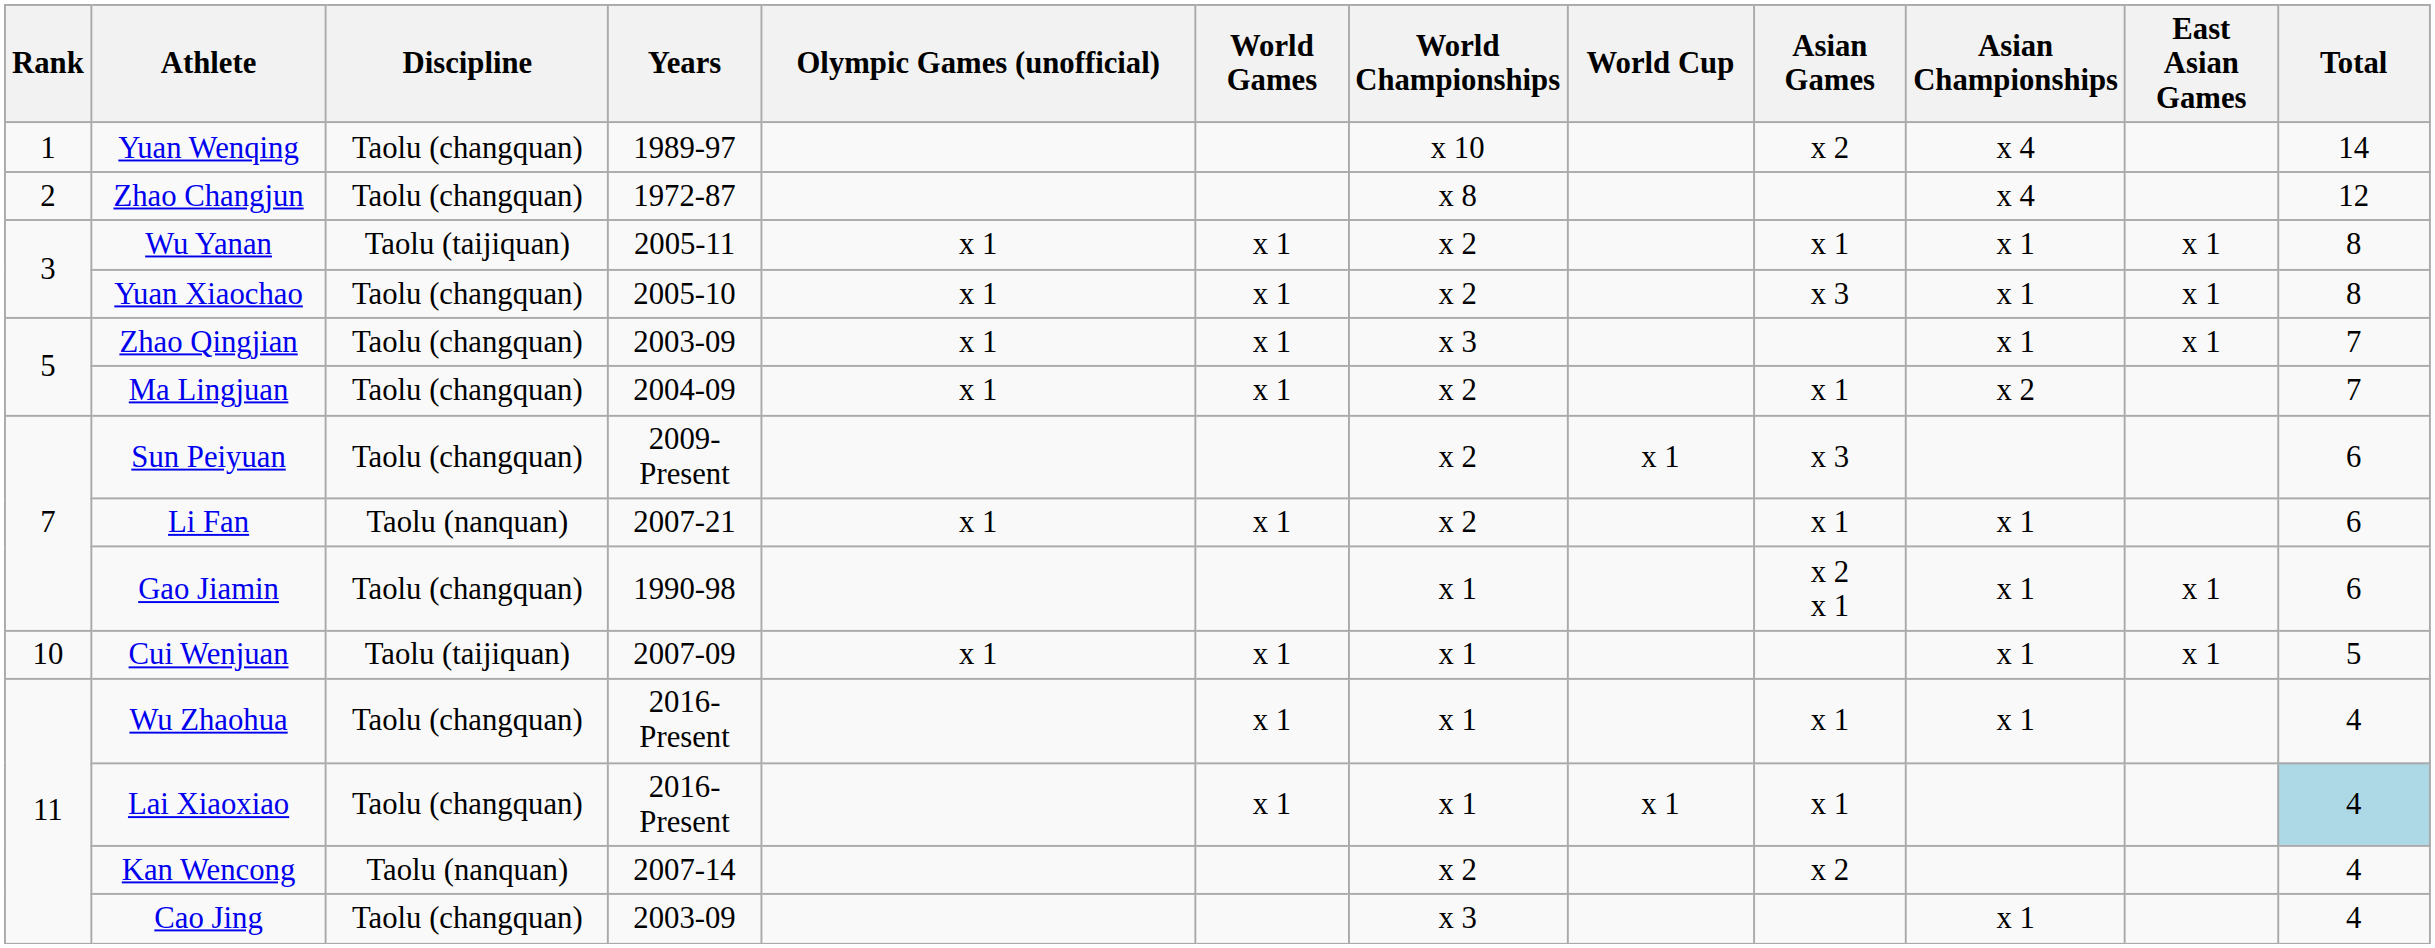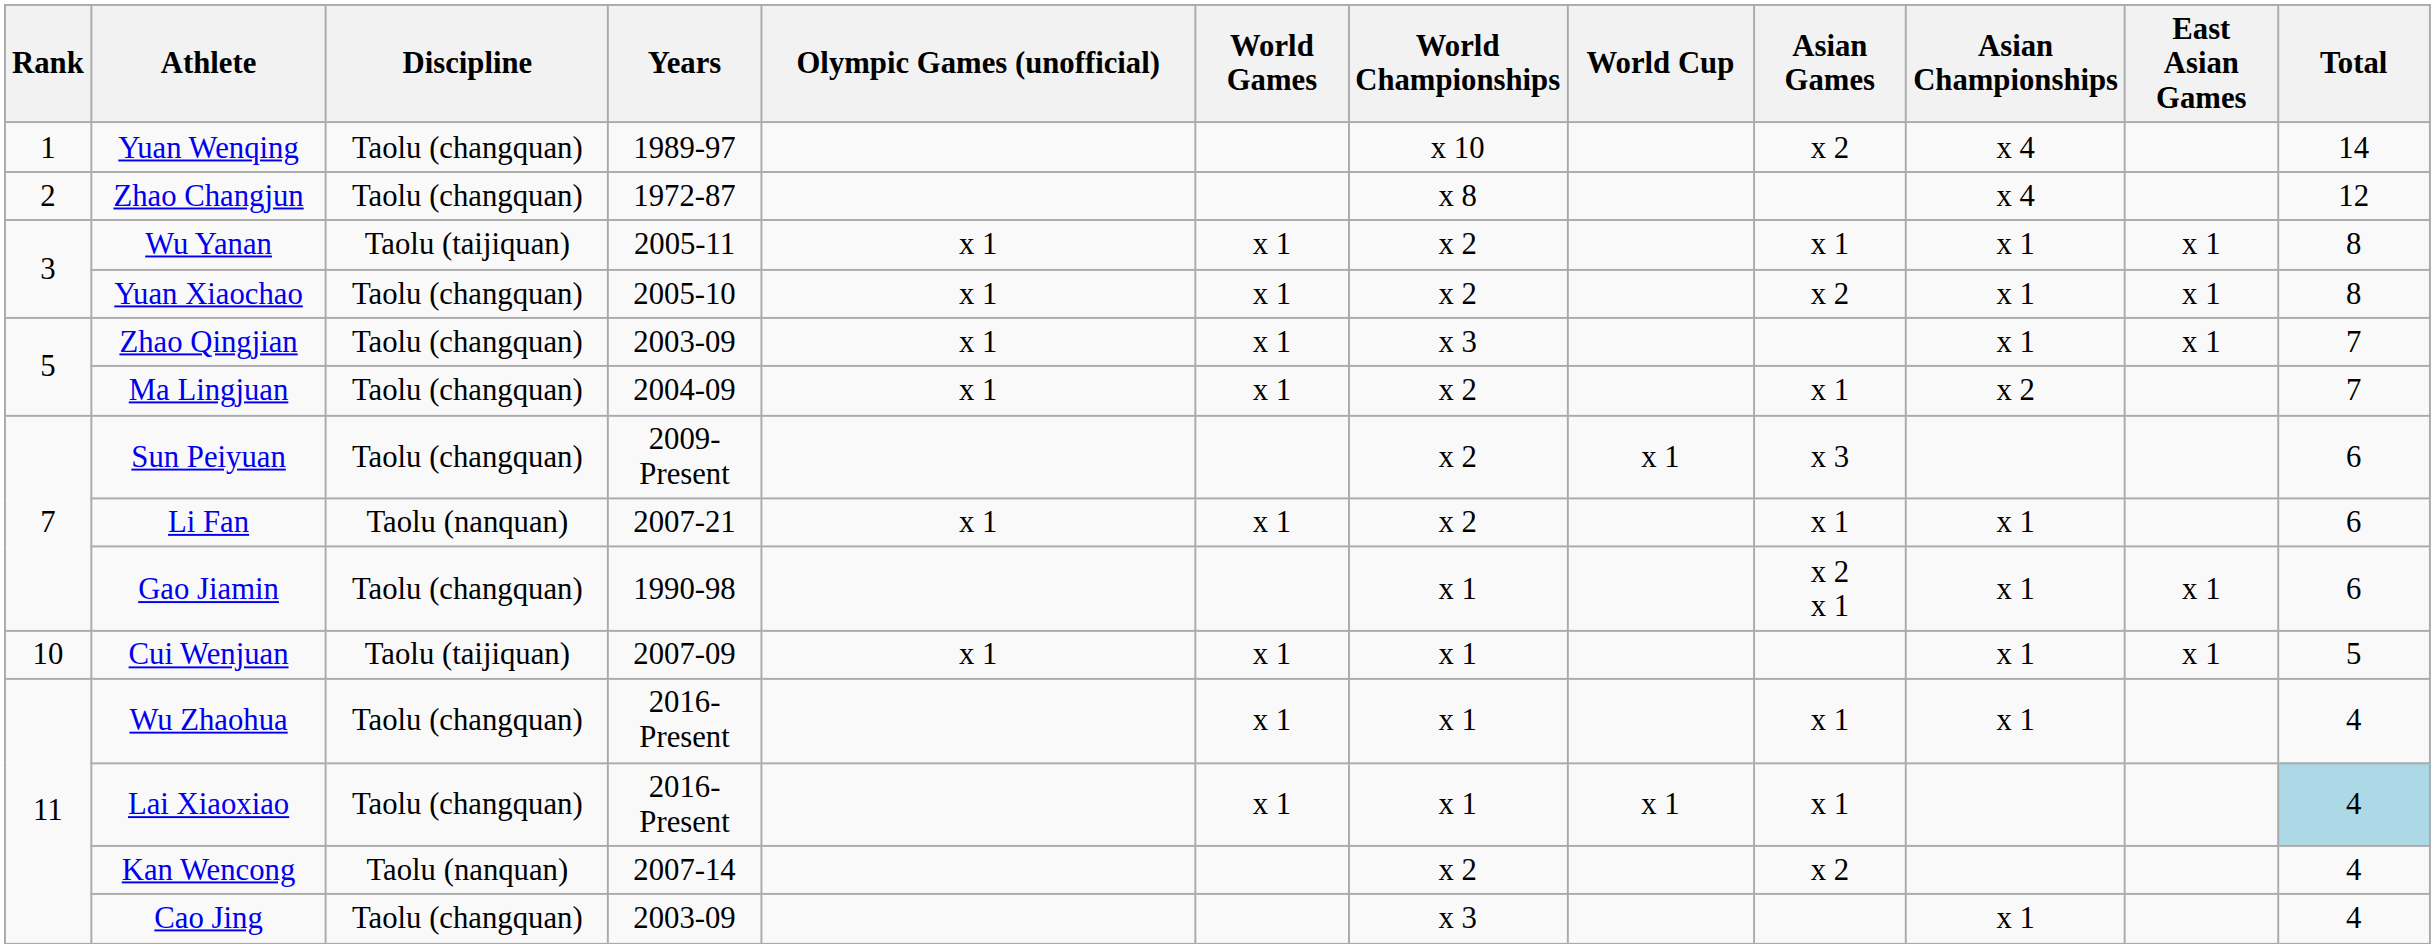(1830, 292) x 3 -> (1830, 292) x 2
